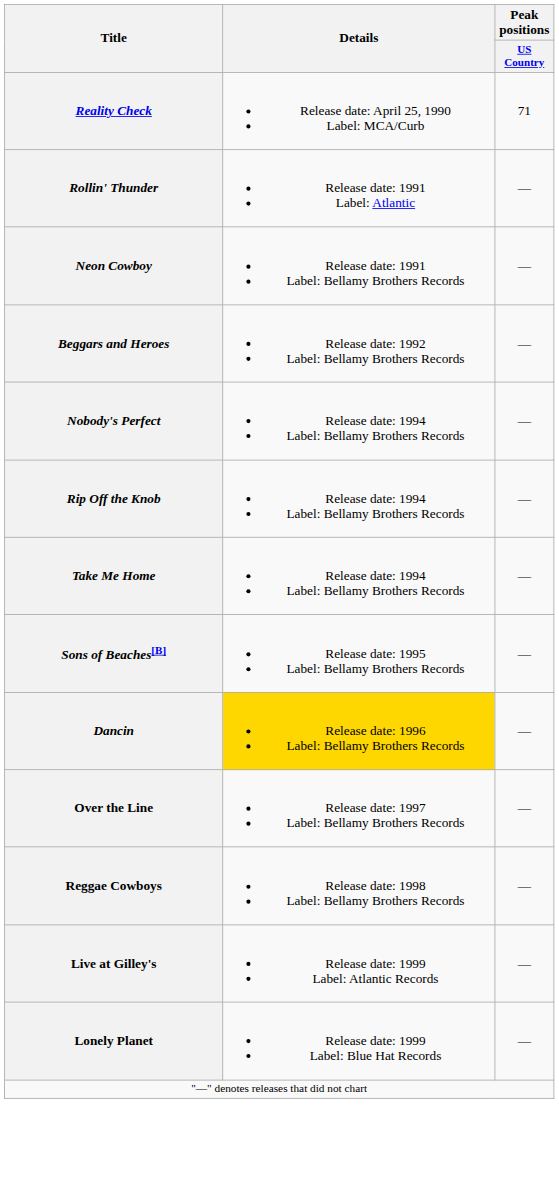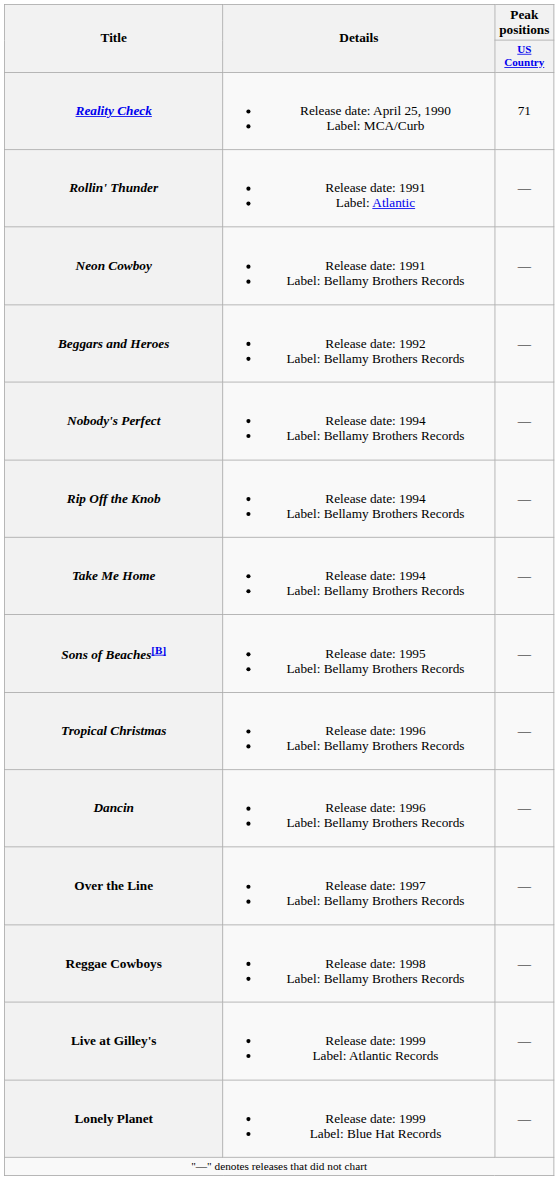+ row: (114, 731)
(359, 738) gold background -> (359, 816) no background
